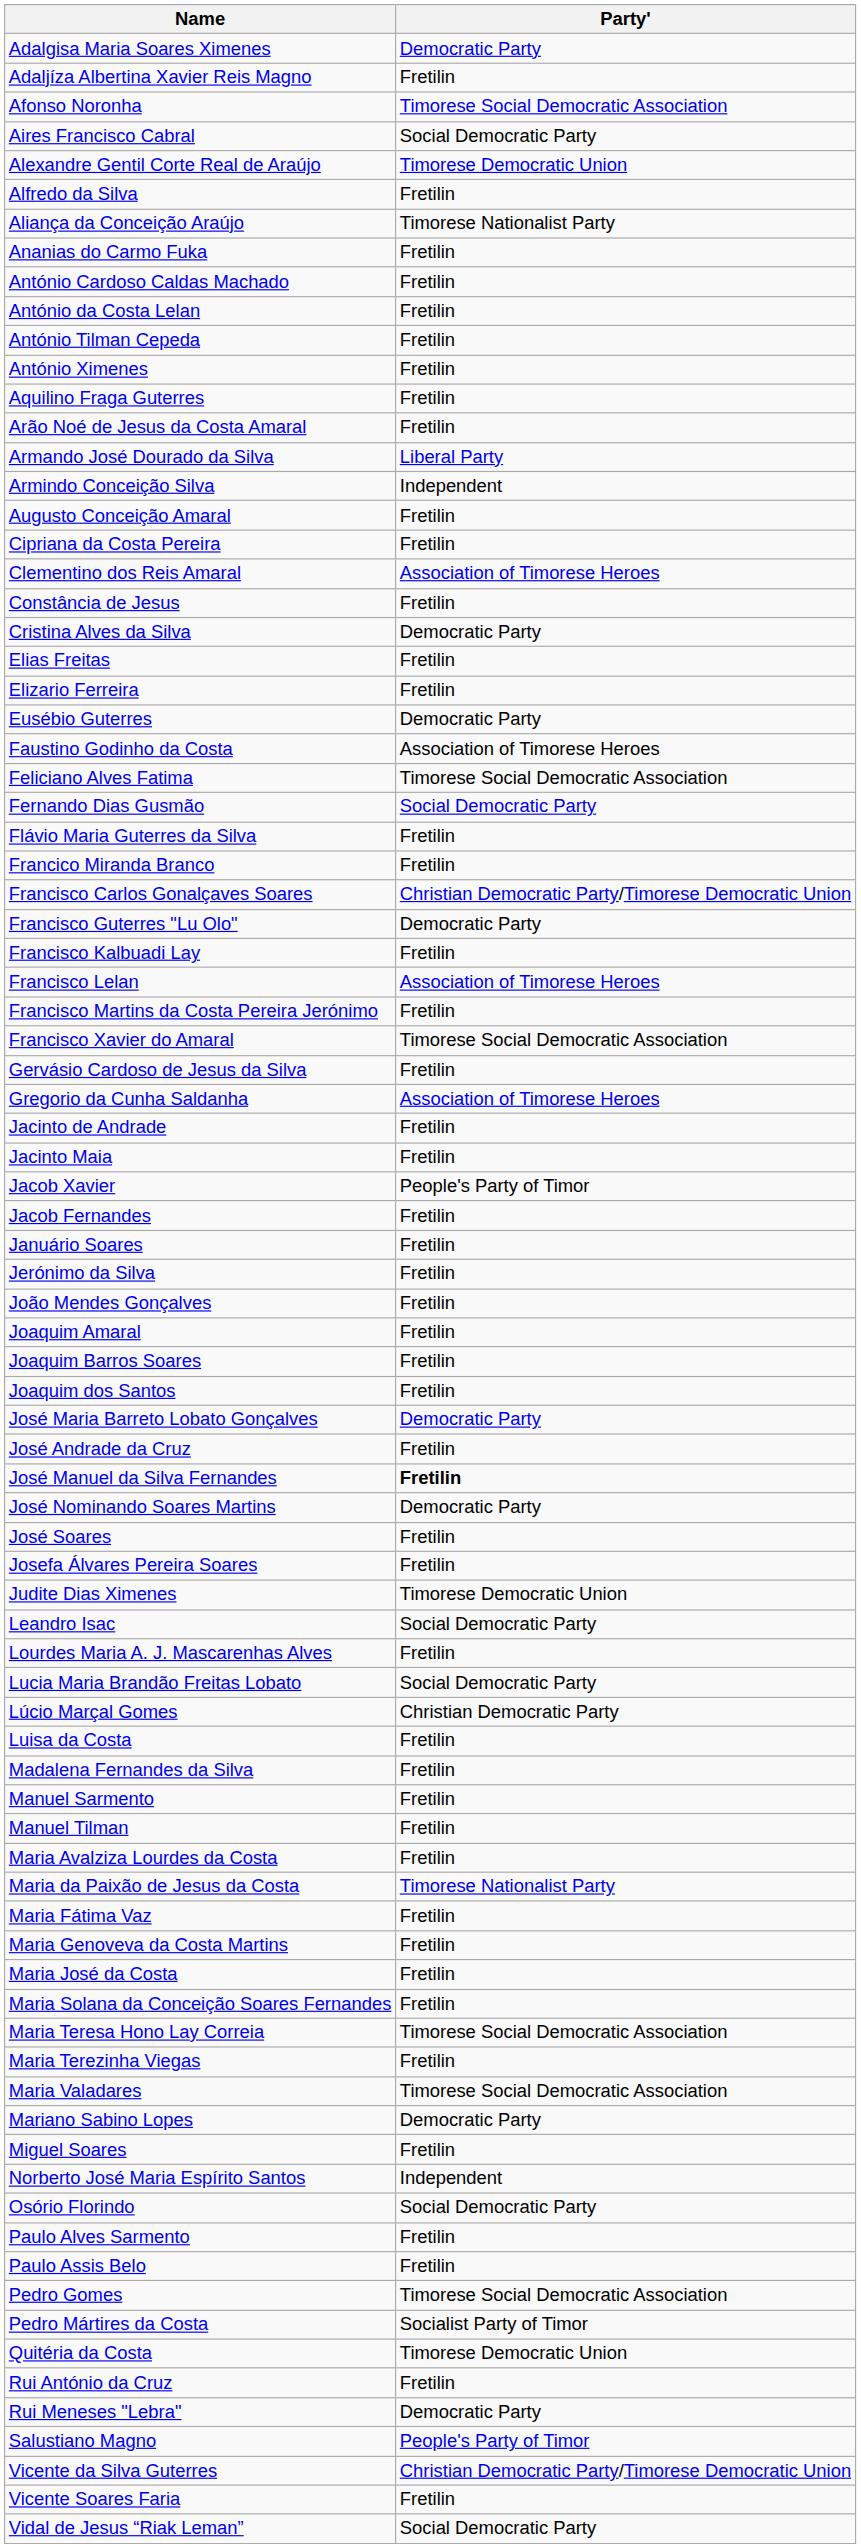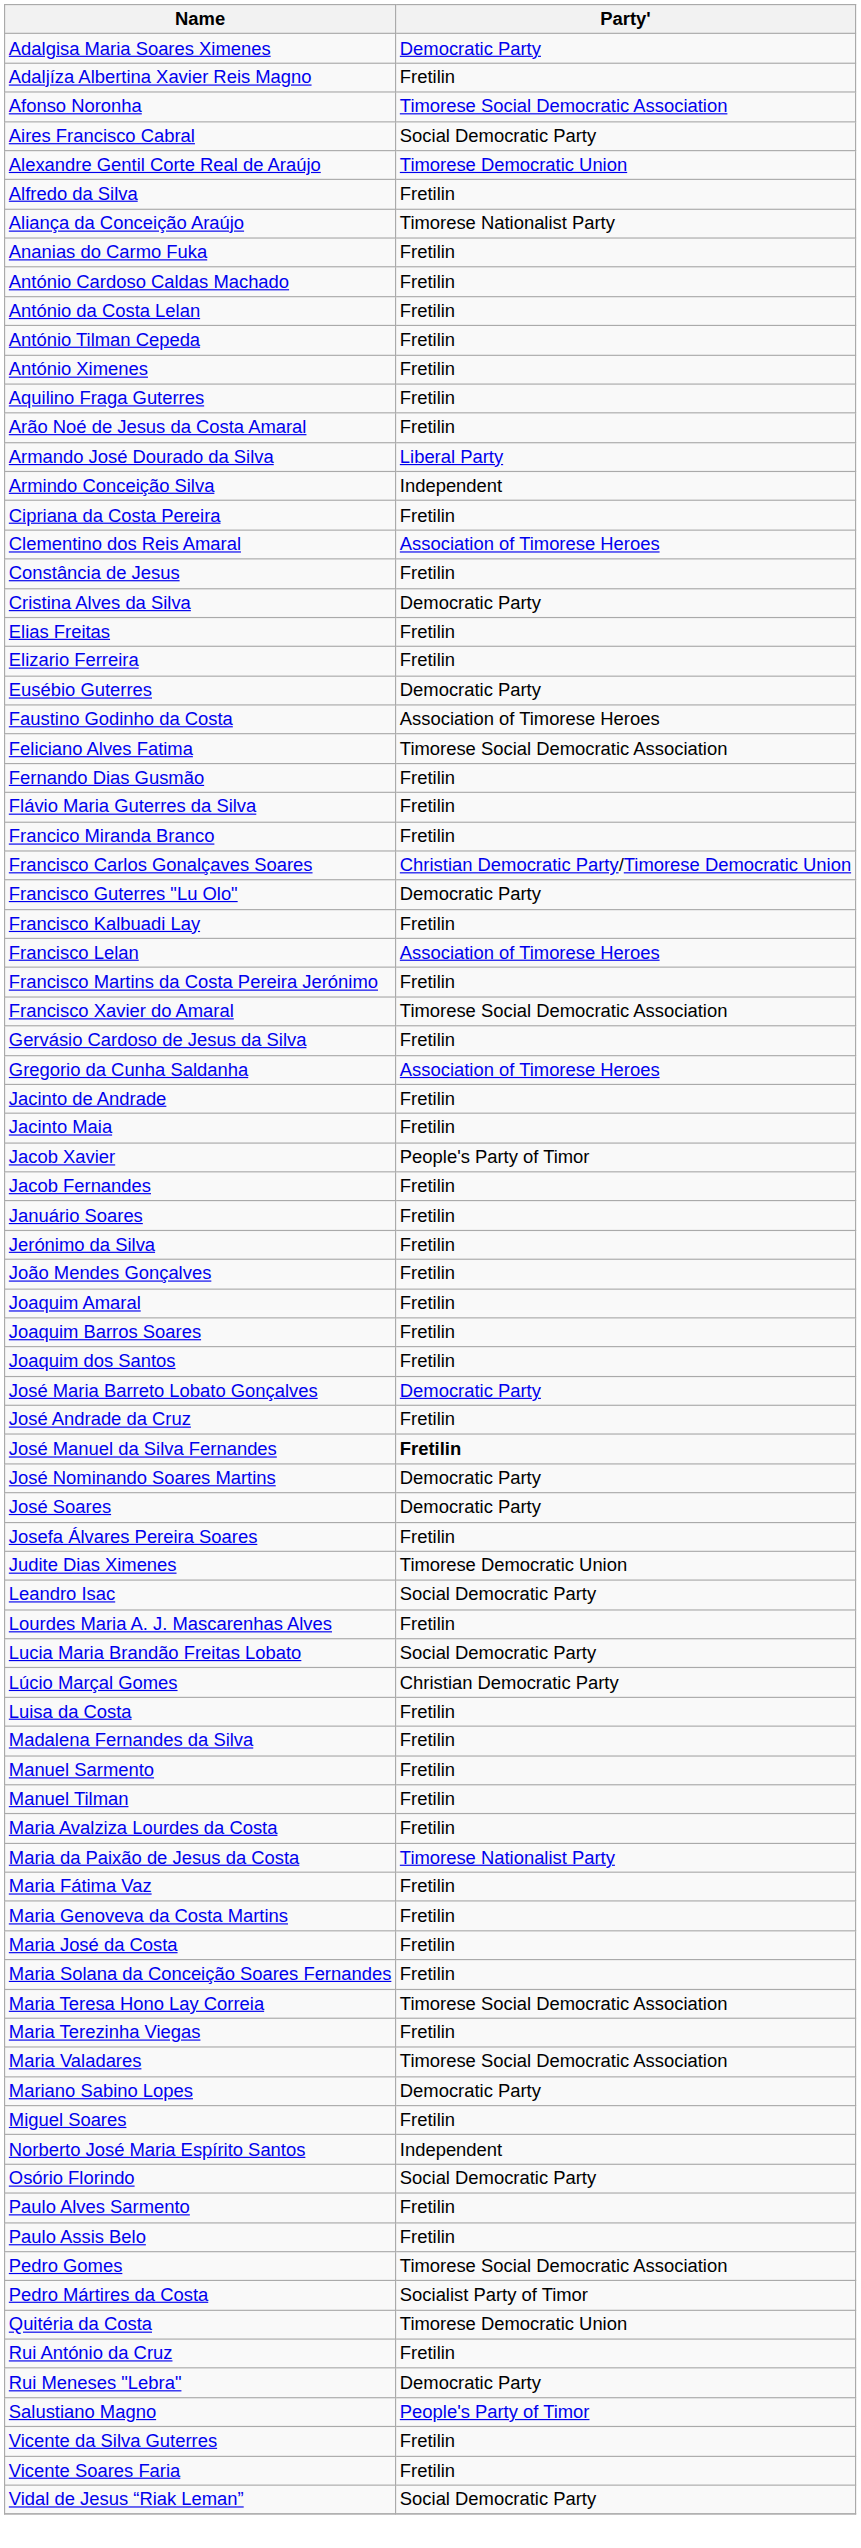- row: (120, 515)
(498, 806) Social Democratic Party -> (427, 777) Fretilin
(427, 1536) Fretilin -> (470, 1507) Democratic Party
(625, 2470) Christian Democratic Party/Timorese Democratic Union -> (427, 2441) Fretilin
